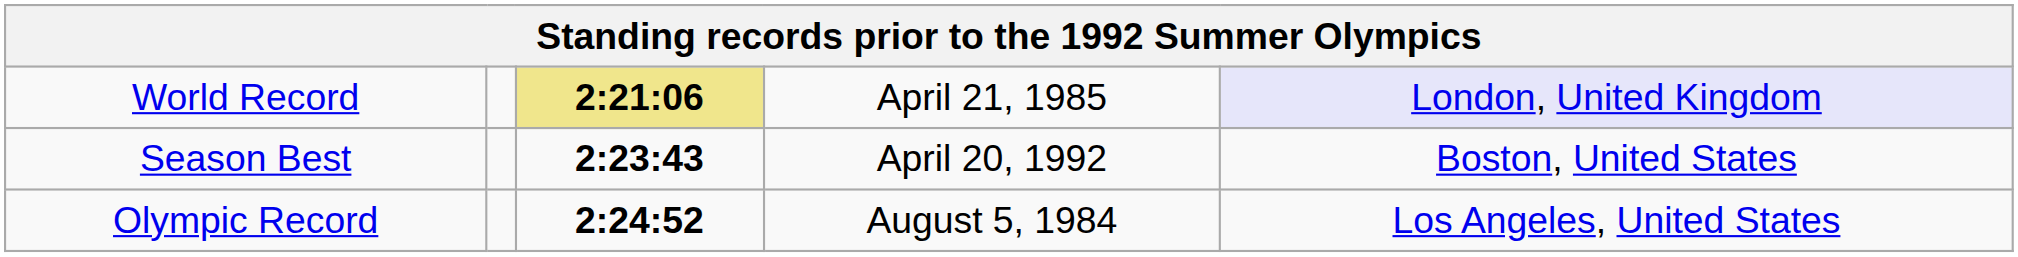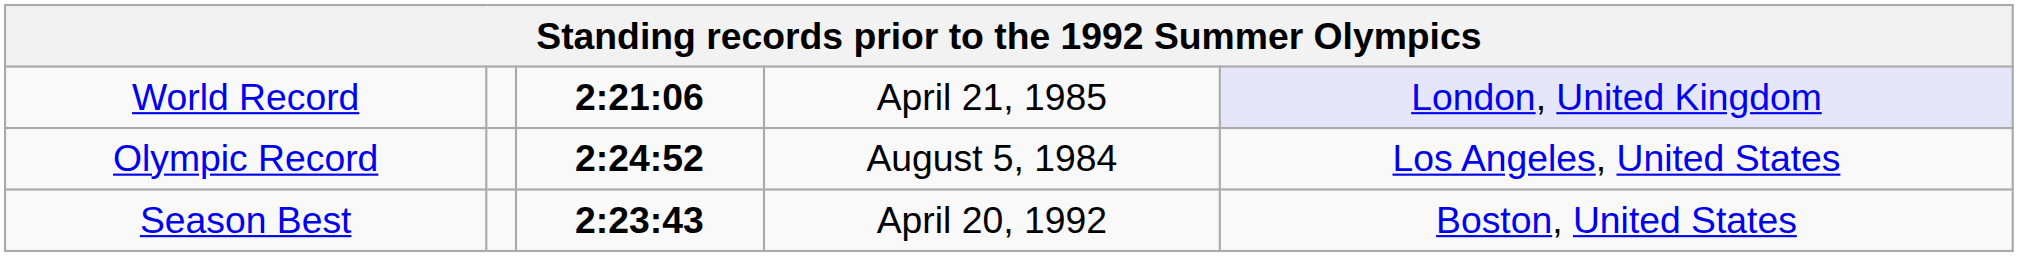(639, 96) khaki background -> (639, 96) no background
rows swapped: (246, 219) <-> (246, 157)
